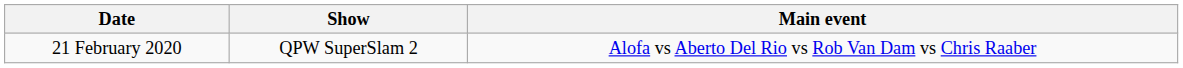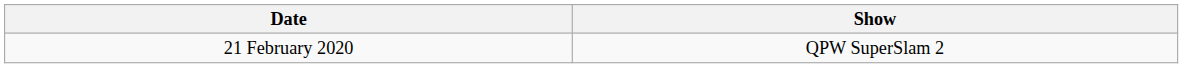- column: (823, 18)
